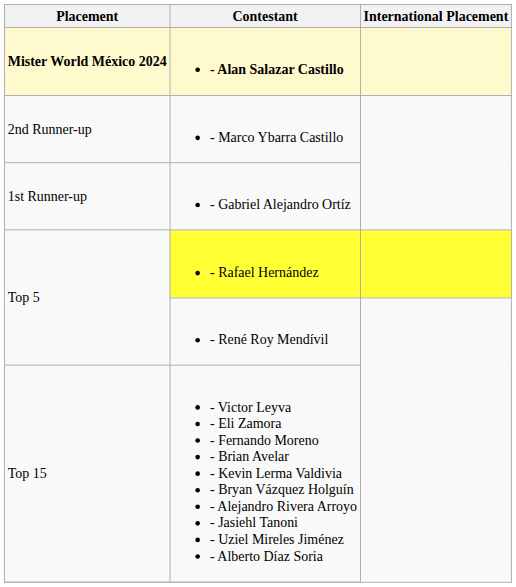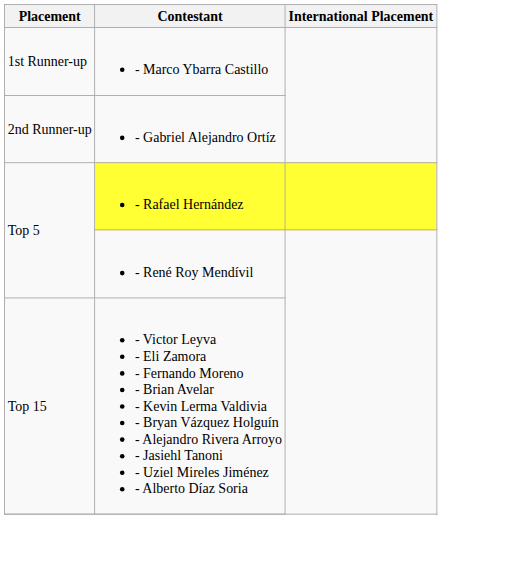- row: (265, 70)
(50, 129) 2nd Runner-up -> (47, 61) 1st Runner-up
(47, 196) 1st Runner-up -> (50, 129) 2nd Runner-up
